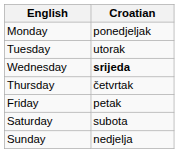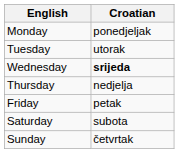(113, 85) četvrtak -> (113, 85) nedjelja
(113, 139) nedjelja -> (113, 139) četvrtak
